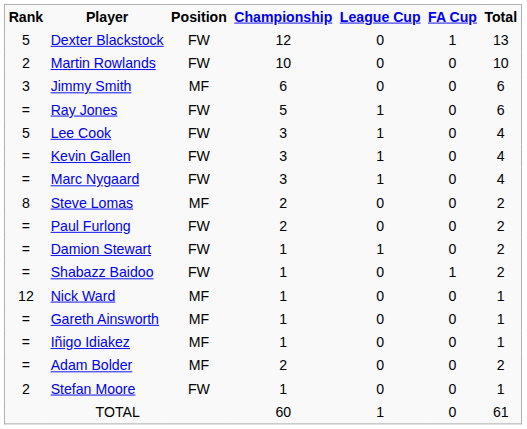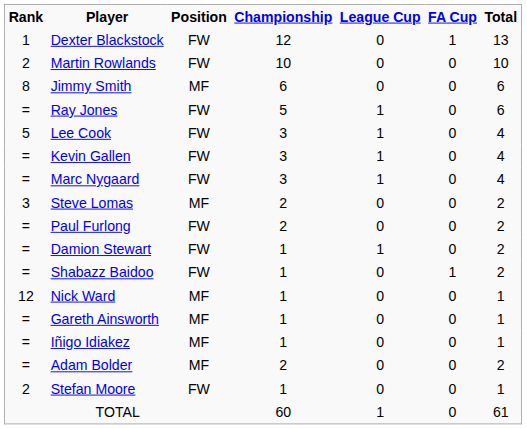(26, 40) 5 -> (26, 40) 1
(26, 86) 3 -> (26, 86) 8
(26, 203) 8 -> (26, 203) 3
